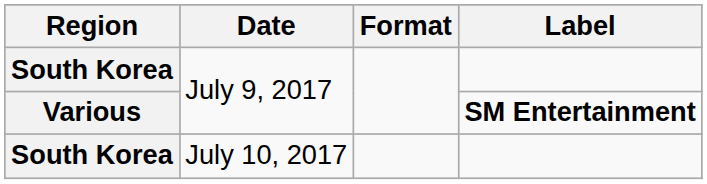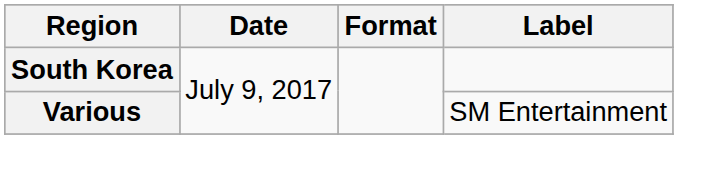(580, 112) bold -> (558, 112) normal
- row: (92, 155)
